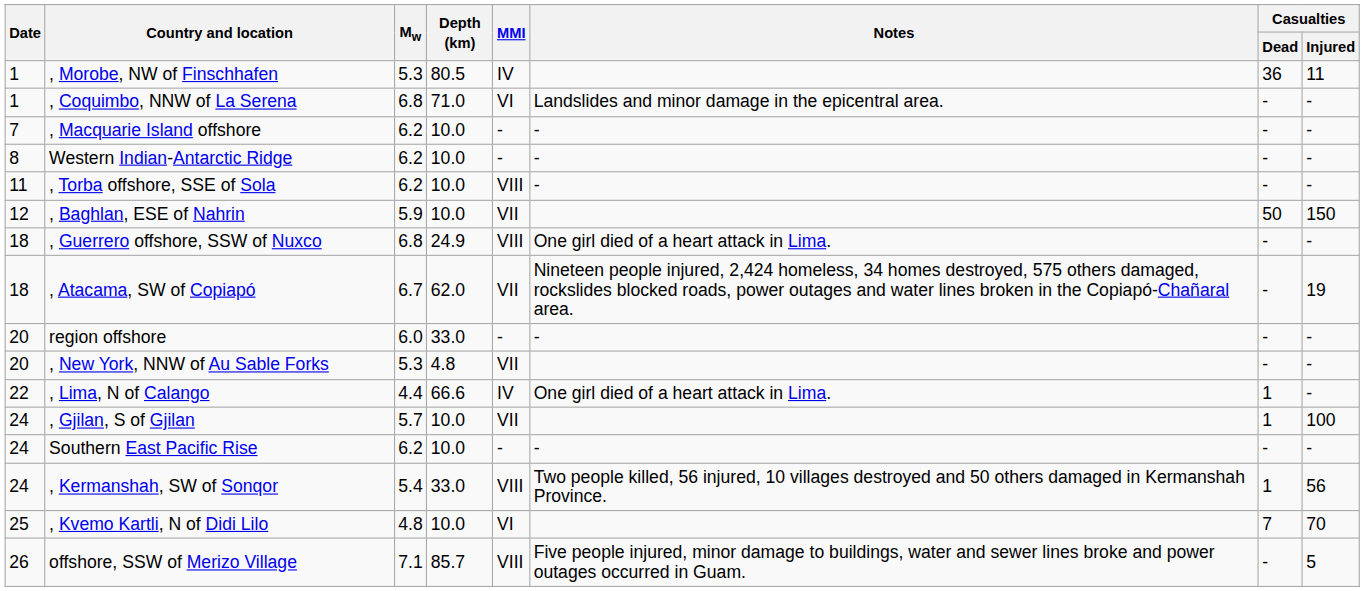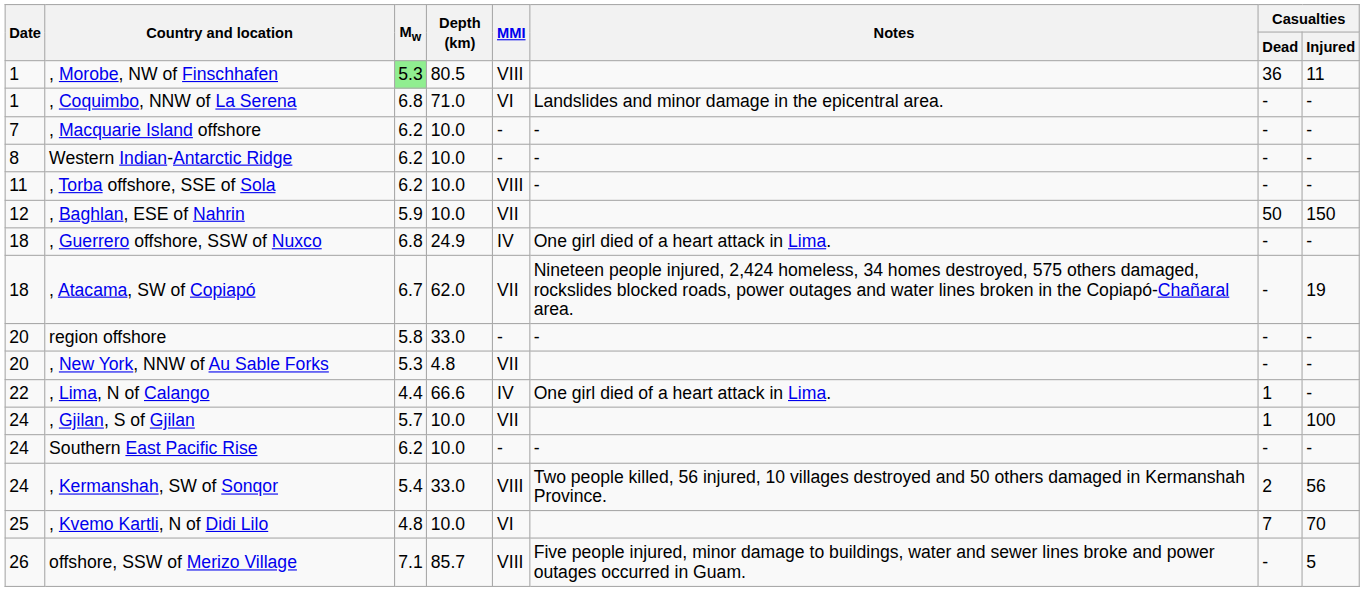(410, 74) no background -> (410, 74) lightgreen background
(505, 74) IV -> (510, 74) VIII
(510, 241) VIII -> (505, 241) IV
(410, 337) 6.0 -> (410, 337) 5.8
(1267, 486) 1 -> (1267, 486) 2
